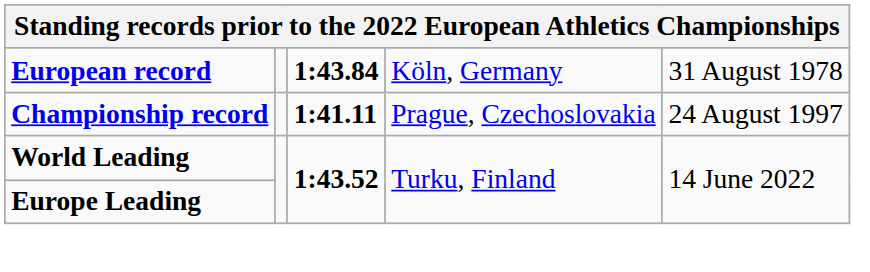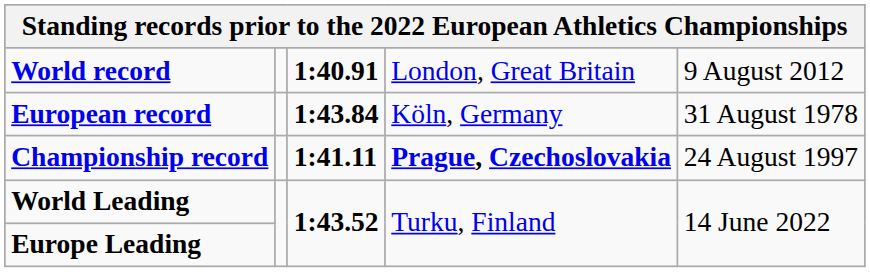+ row: (91, 69)
(523, 113) normal -> (531, 157) bold
